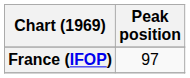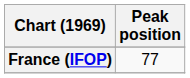(150, 60) 97 -> (150, 60) 77
